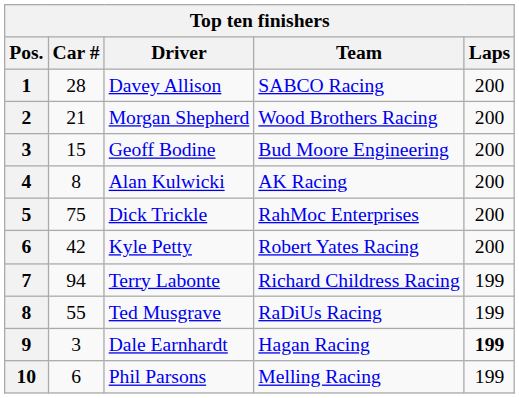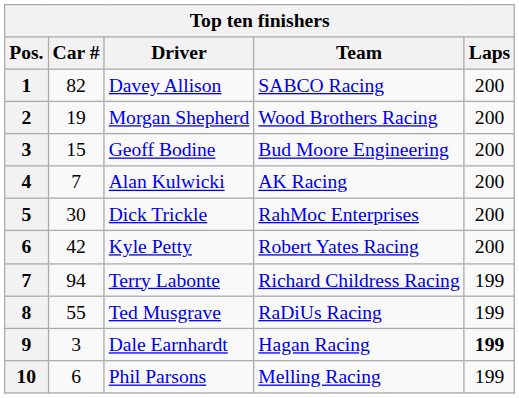(76, 85) 28 -> (76, 85) 82
(76, 117) 21 -> (76, 117) 19
(76, 182) 8 -> (76, 182) 7
(76, 214) 75 -> (76, 214) 30
